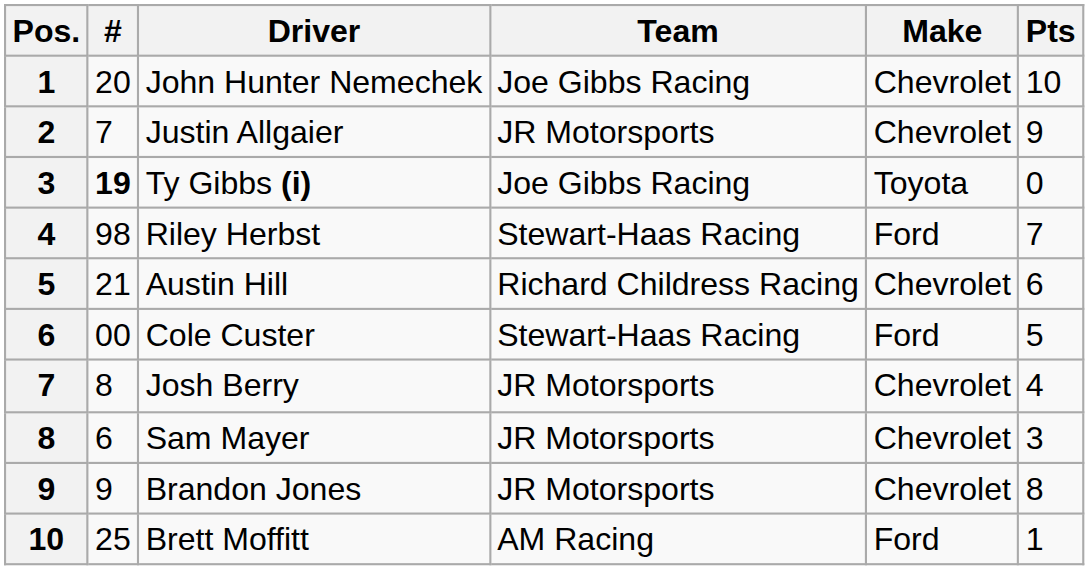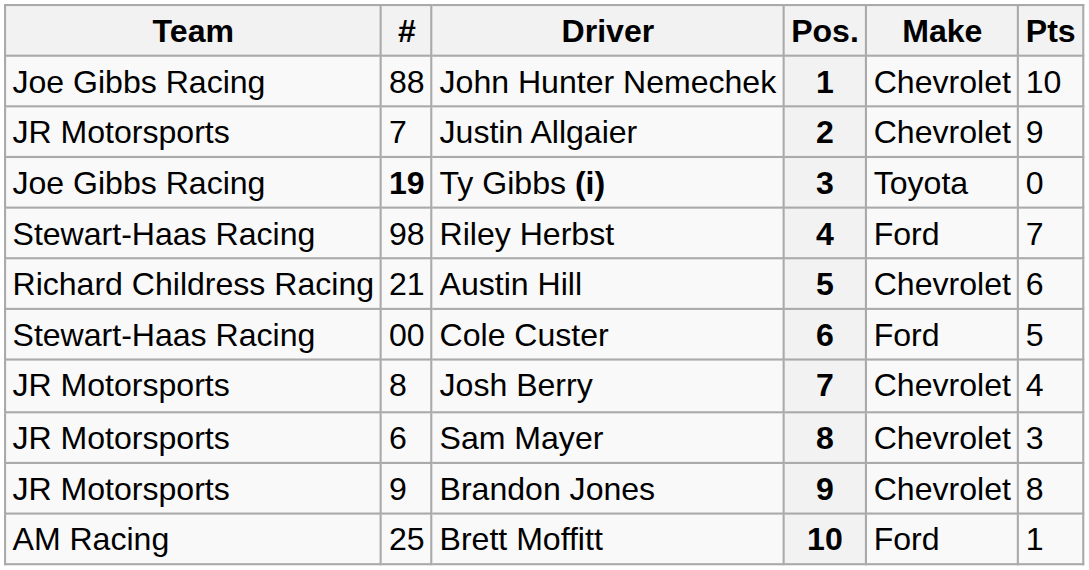columns swapped: (46, 31) <-> (678, 31)
(113, 81) 20 -> (407, 81) 88
